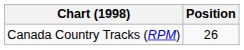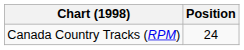(211, 34) 26 -> (211, 34) 24
